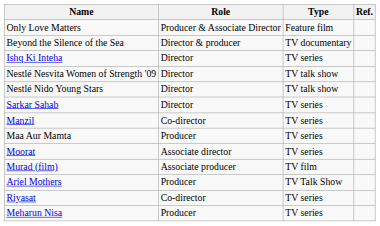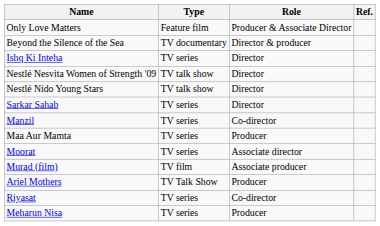columns swapped: (221, 12) <-> (318, 12)
